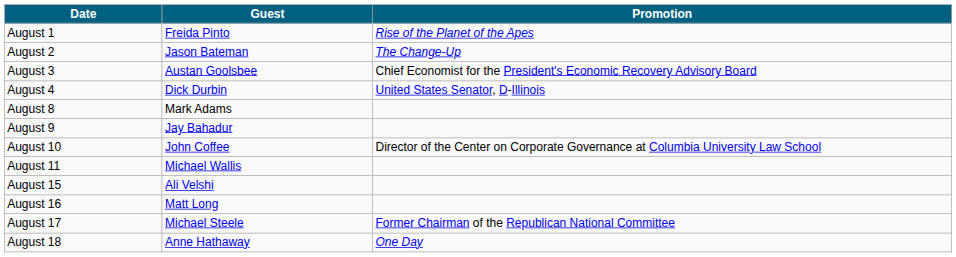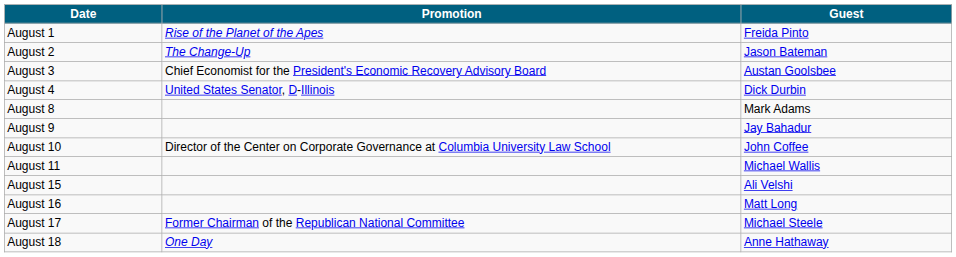columns swapped: (267, 14) <-> (662, 14)
